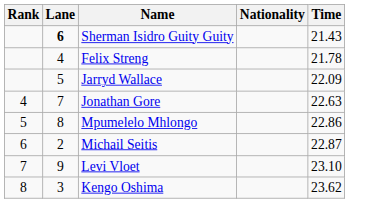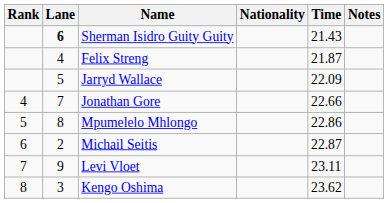+ column: (364, 15)
(326, 58) 21.78 -> (326, 58) 21.87
(326, 101) 22.63 -> (326, 101) 22.66
(326, 166) 23.10 -> (326, 166) 23.11
